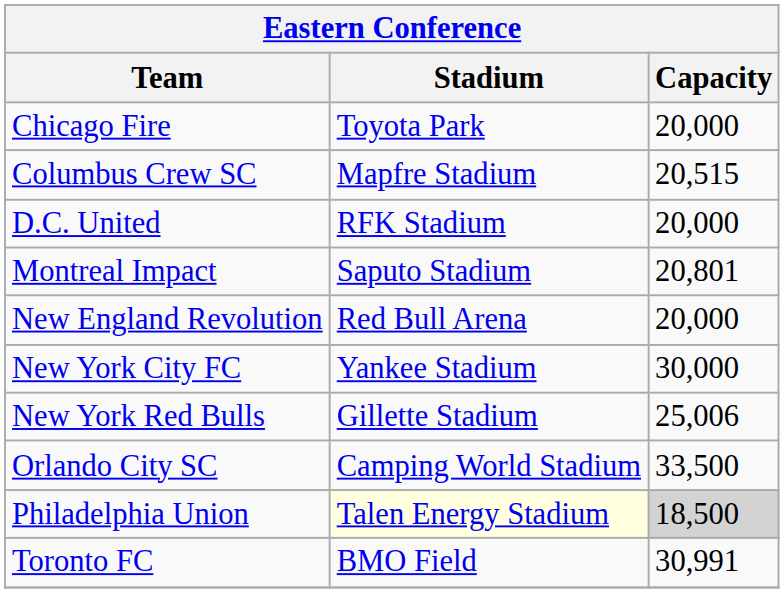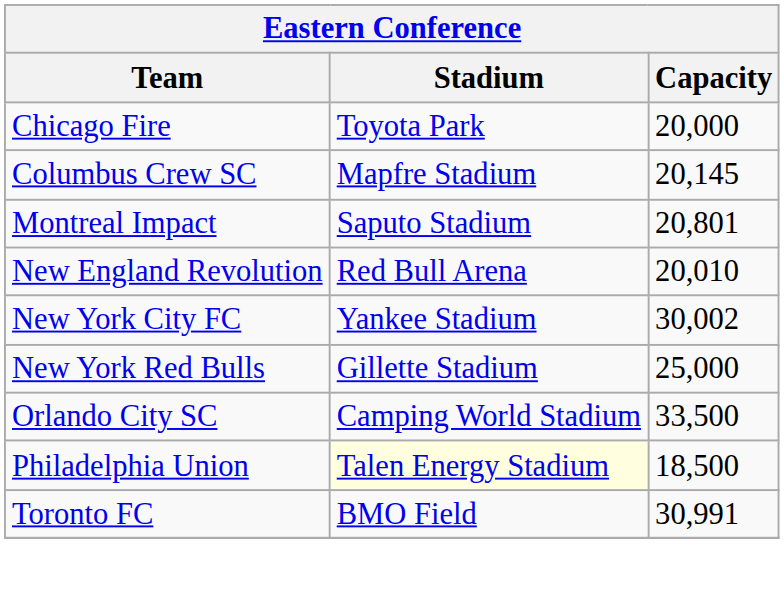(697, 174) 20,515 -> (697, 174) 20,145
- row: (86, 222)
(697, 319) 20,000 -> (697, 271) 20,010
(697, 367) 30,000 -> (697, 319) 30,002
(697, 416) 25,006 -> (697, 367) 25,000
(697, 513) lightgrey background -> (697, 464) no background
